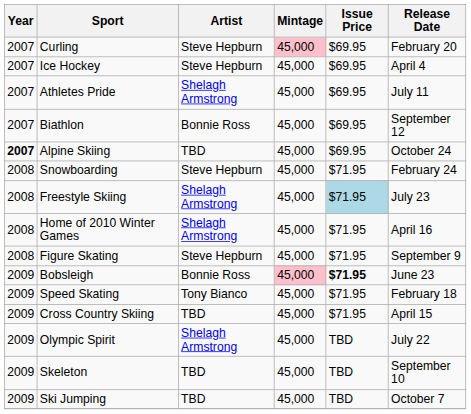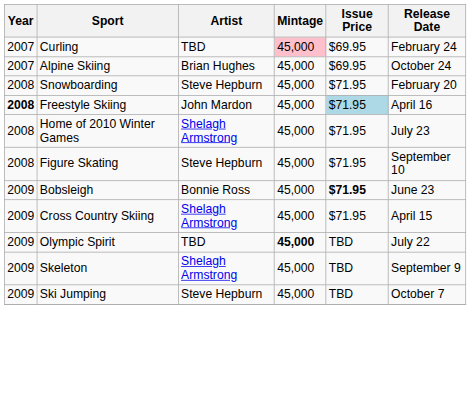(222, 47) Steve Hepburn -> (193, 47) TBD
(424, 47) February 20 -> (424, 47) February 24
- row: (70, 66)
- row: (78, 92)
- row: (62, 125)
(21, 151) bold -> (21, 66) normal
(193, 151) TBD -> (218, 66) Brian Hughes
(424, 170) February 24 -> (424, 85) February 20
(21, 197) normal -> (21, 104) bold
(209, 197) Shelagh Armstrong -> (217, 104) John Mardon
(410, 197) July 23 -> (412, 104) April 16
(412, 229) April 16 -> (410, 131) July 23
(426, 256) September 9 -> (421, 164) September 10
(296, 275) pink background -> (296, 190) no background
- row: (79, 294)
(193, 313) TBD -> (209, 216) Shelagh Armstrong
(209, 340) Shelagh Armstrong -> (193, 242) TBD
(296, 340) normal -> (296, 242) bold
(193, 373) TBD -> (209, 268) Shelagh Armstrong
(421, 373) September 10 -> (426, 268) September 9
(193, 399) TBD -> (222, 294) Steve Hepburn
